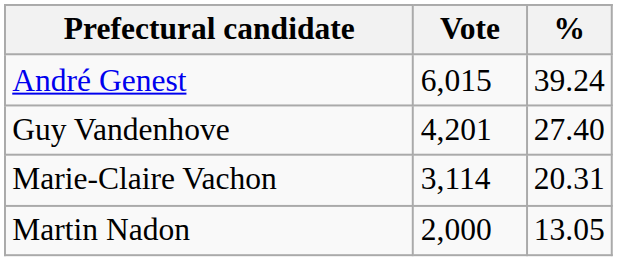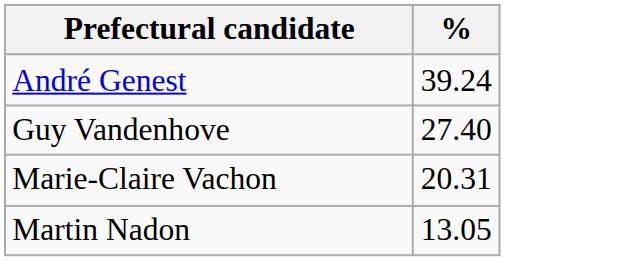- column: (470, 29)
